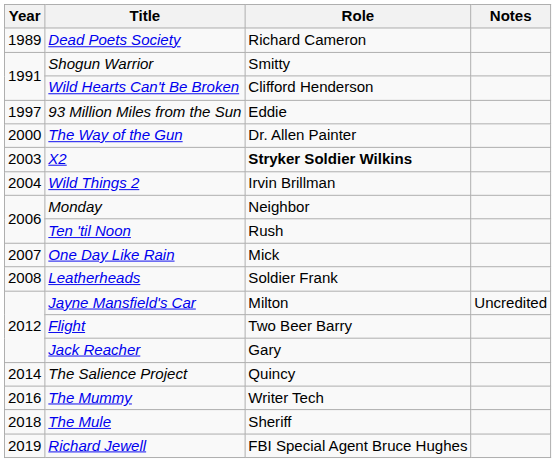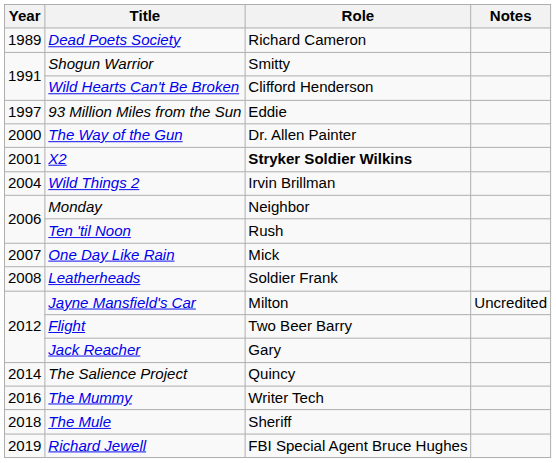(25, 159) 2003 -> (25, 159) 2001
